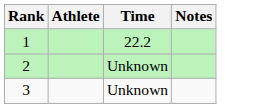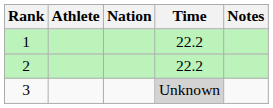+ column: (129, 16)
(137, 66) Unknown -> (189, 66) 22.2
(137, 90) no background -> (189, 90) lightgrey background
